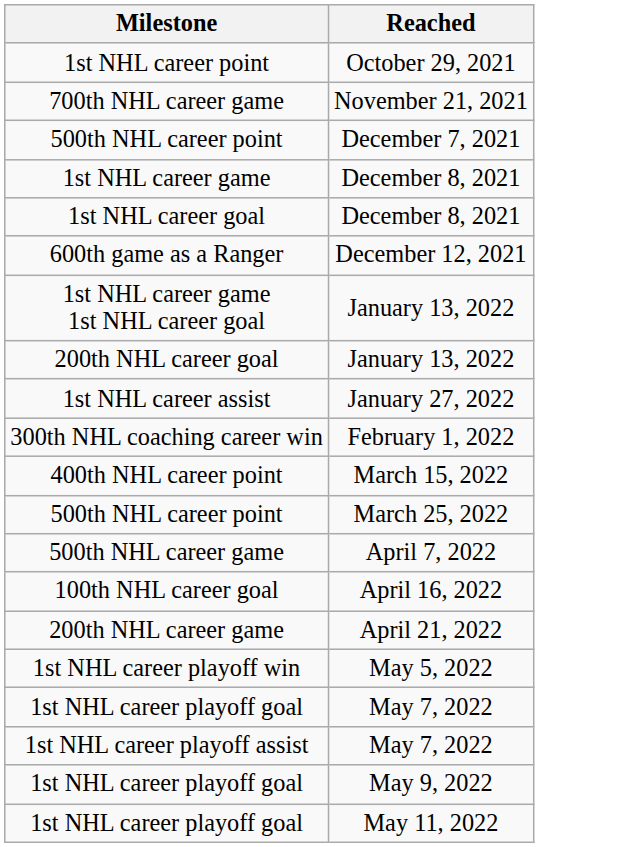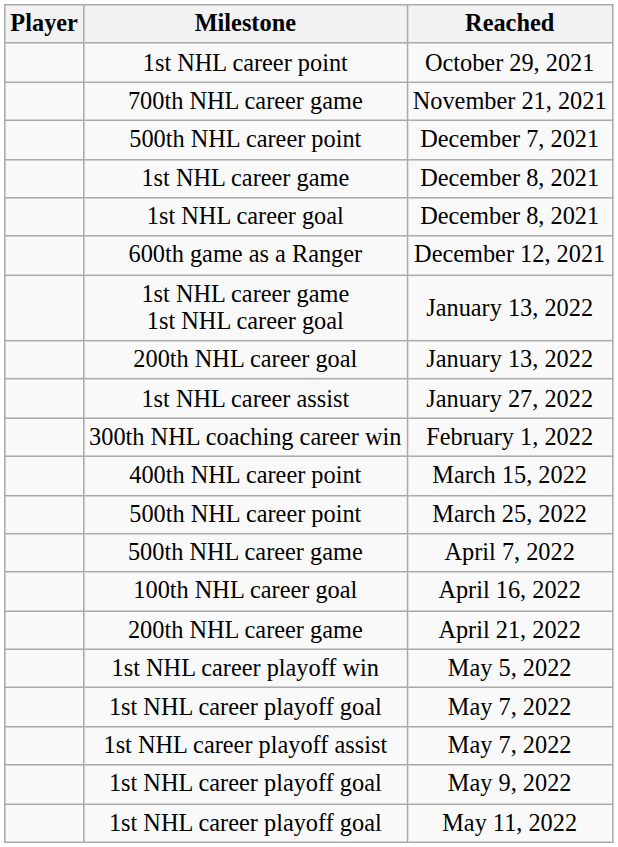+ column: (44, 23)
